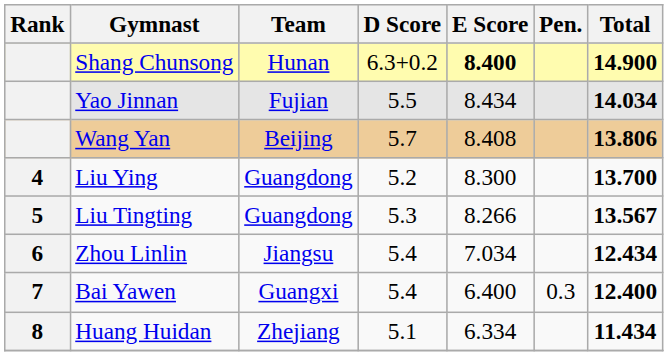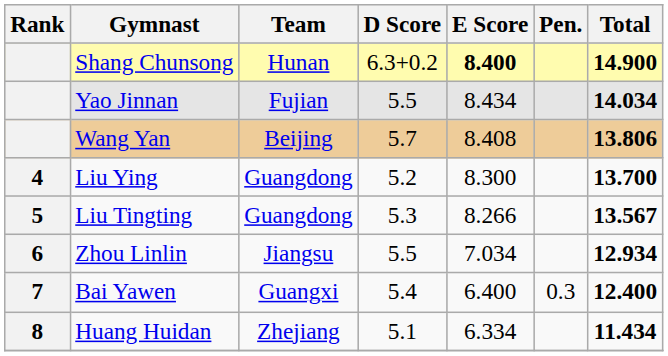(402, 253) 5.4 -> (402, 253) 5.5
(625, 253) 12.434 -> (625, 253) 12.934
